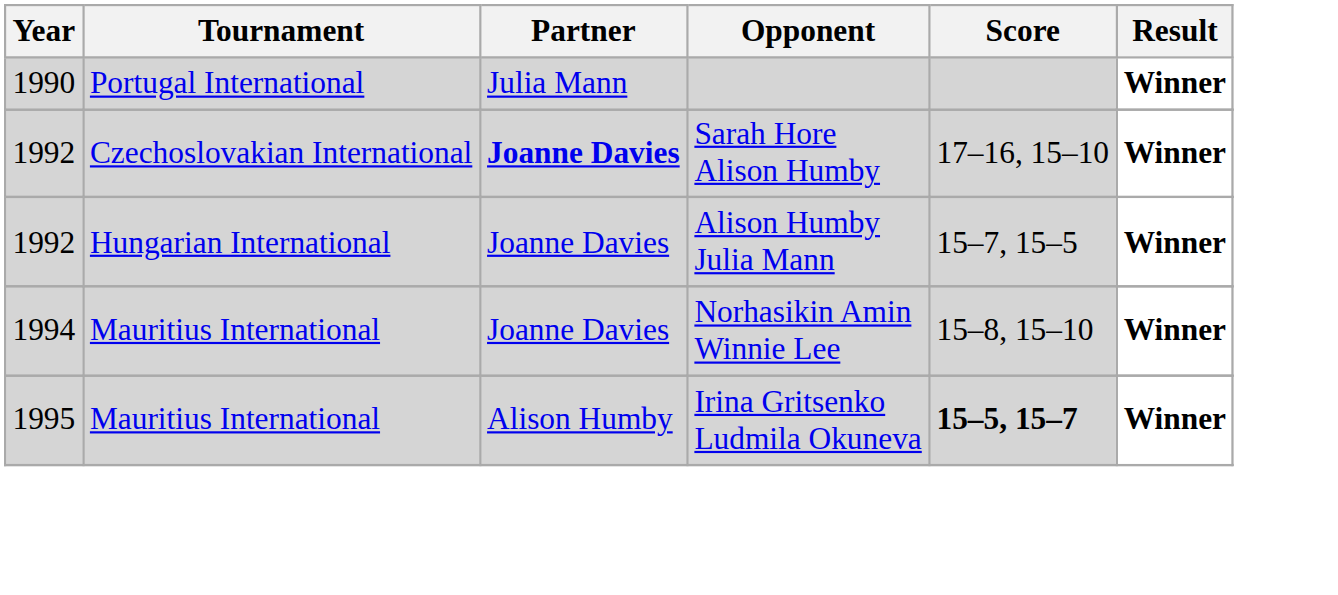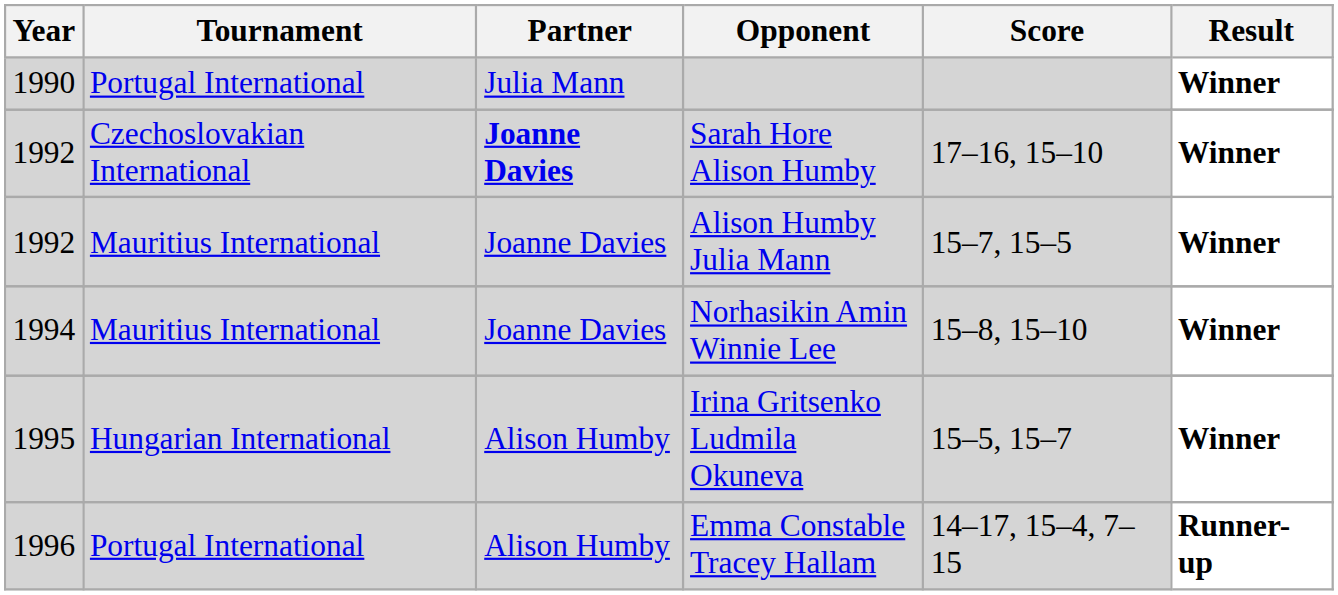(240, 241) Hungarian International -> (235, 241) Mauritius International
(235, 419) Mauritius International -> (240, 437) Hungarian International
(1007, 419) bold -> (1001, 437) normal
+ row: (44, 545)
